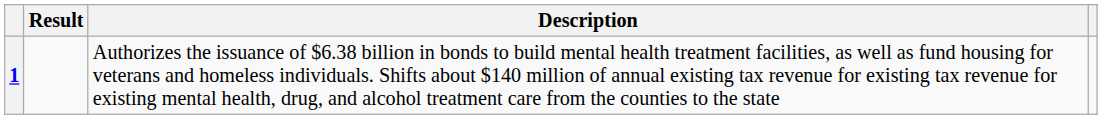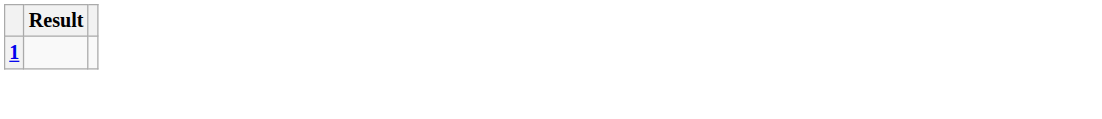- column: (588, 20)
